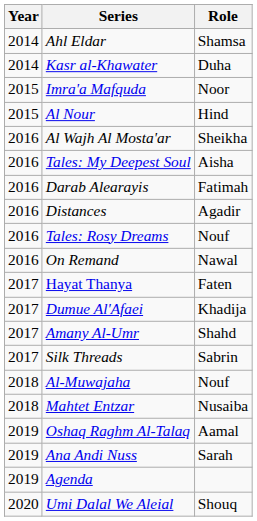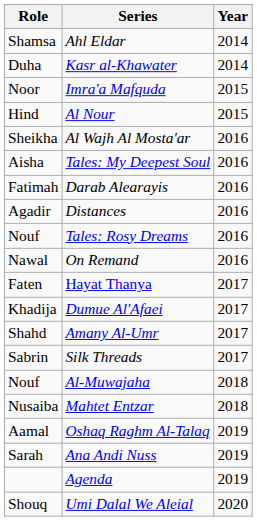columns swapped: (23, 16) <-> (223, 16)
